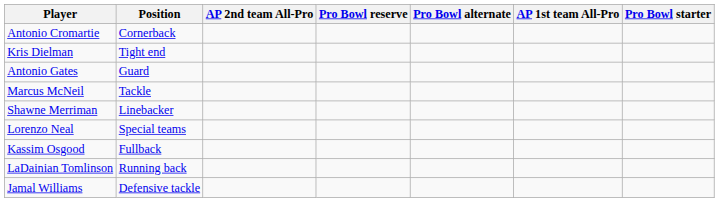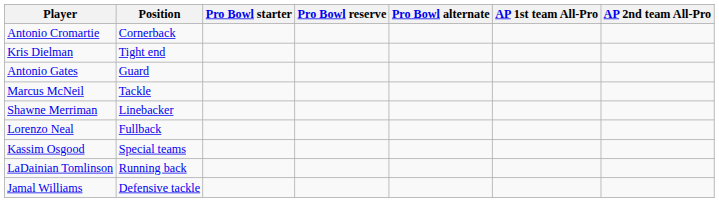columns swapped: (668, 14) <-> (260, 14)
(152, 129) Special teams -> (140, 129) Fullback
(140, 149) Fullback -> (152, 149) Special teams
